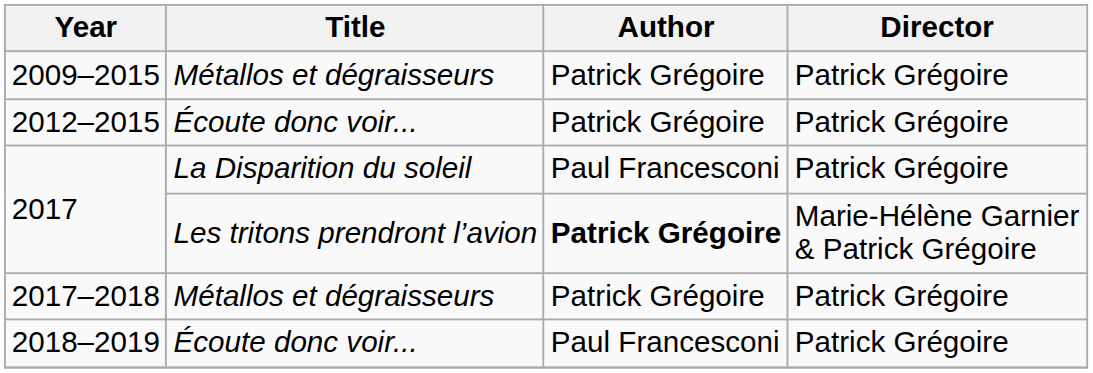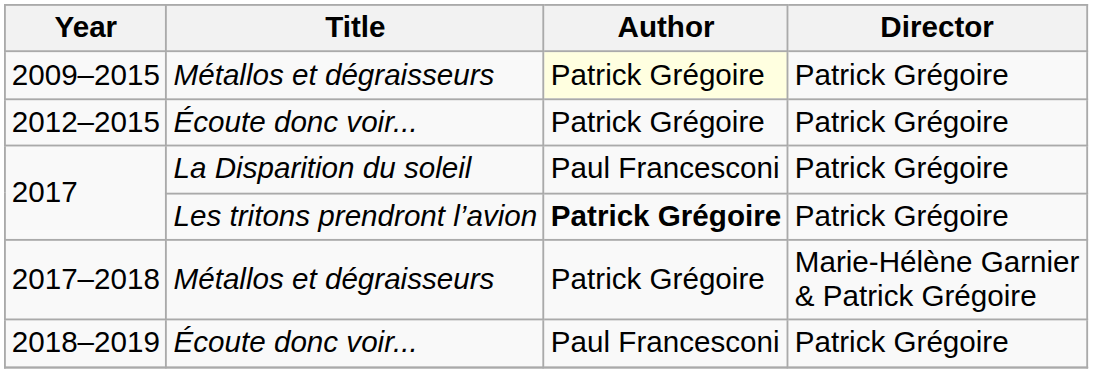(658, 74) no background -> (658, 74) lightyellow background
(937, 232) Marie-Hélène Garnier & Patrick Grégoire -> (902, 215) Patrick Grégoire
(902, 295) Patrick Grégoire -> (937, 279) Marie-Hélène Garnier & Patrick Grégoire
